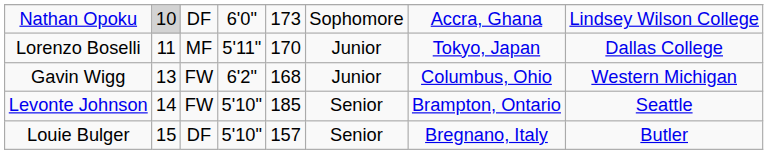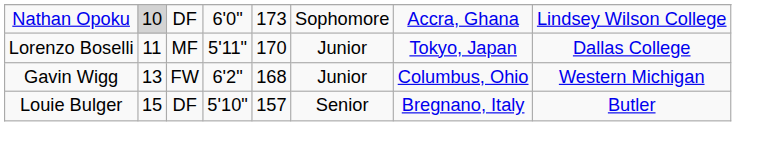- row: (78, 105)
